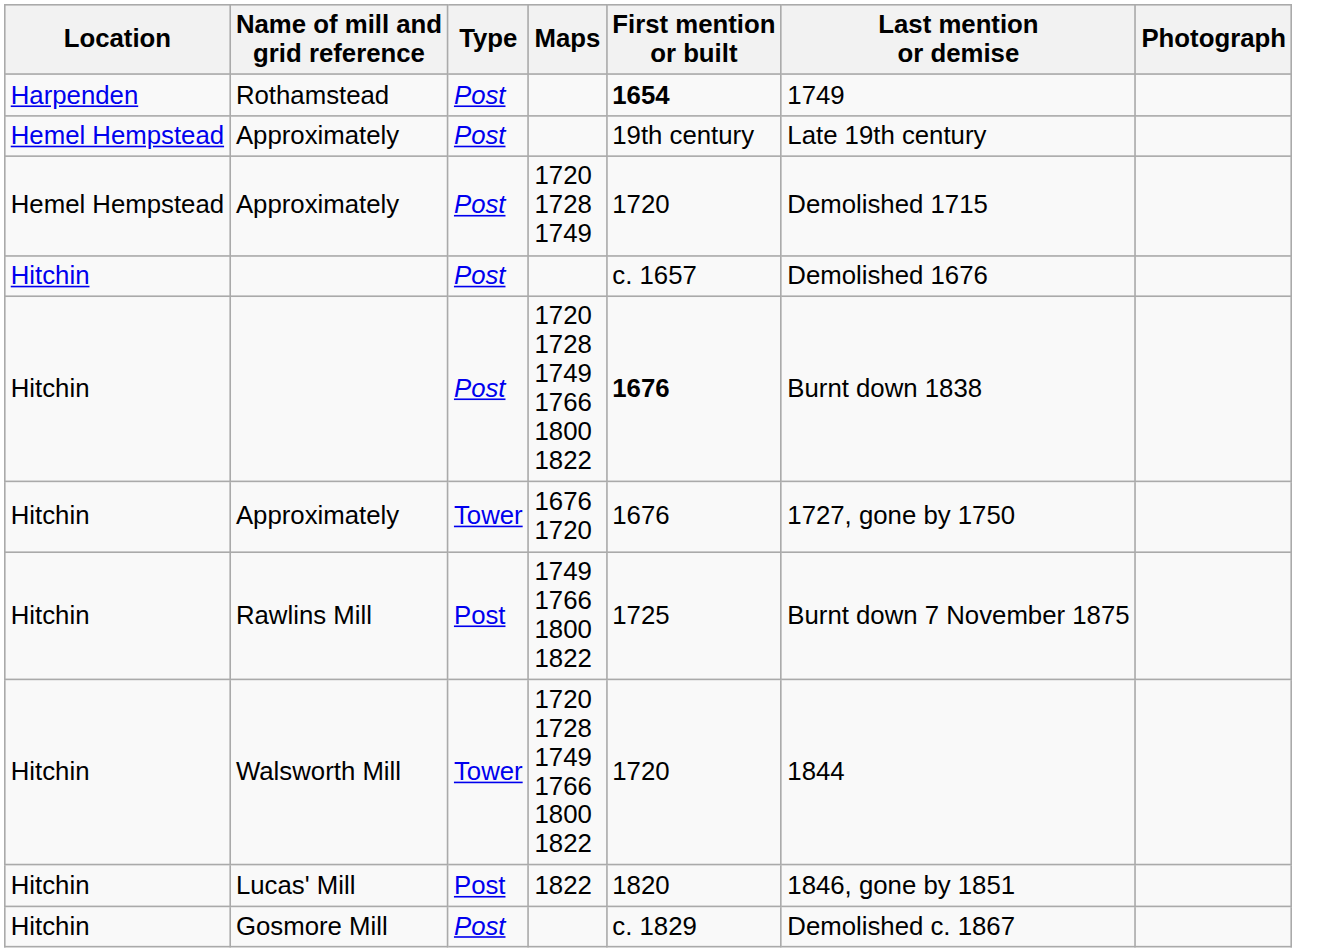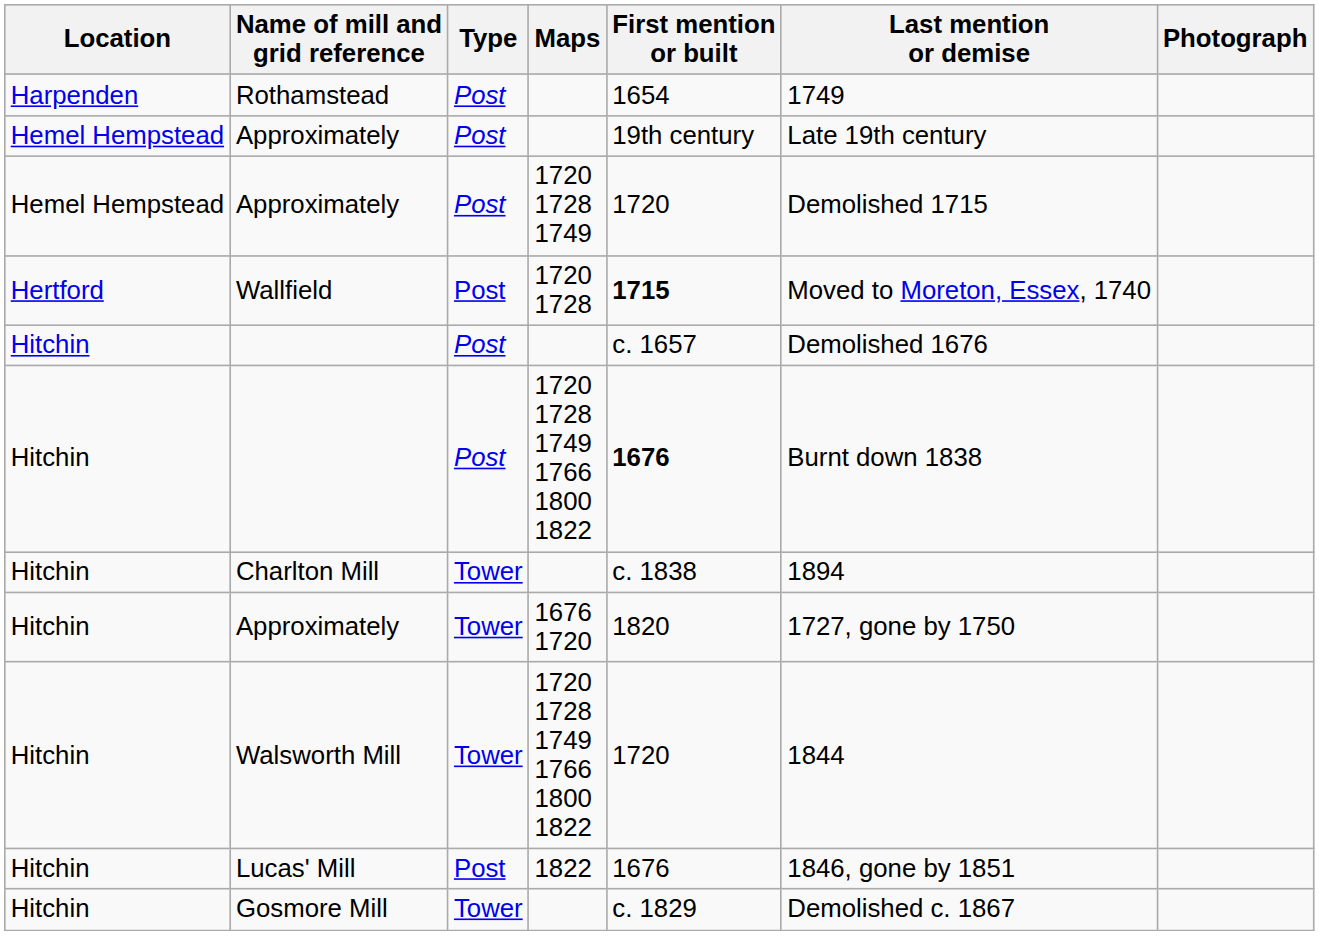(641, 94) bold -> (641, 94) normal
+ row: (284, 289)
+ row: (308, 571)
(641, 516) 1676 -> (641, 627) 1820
- row: (304, 615)
(641, 885) 1820 -> (641, 868) 1676
(480, 926) Post -> (488, 909) Tower
